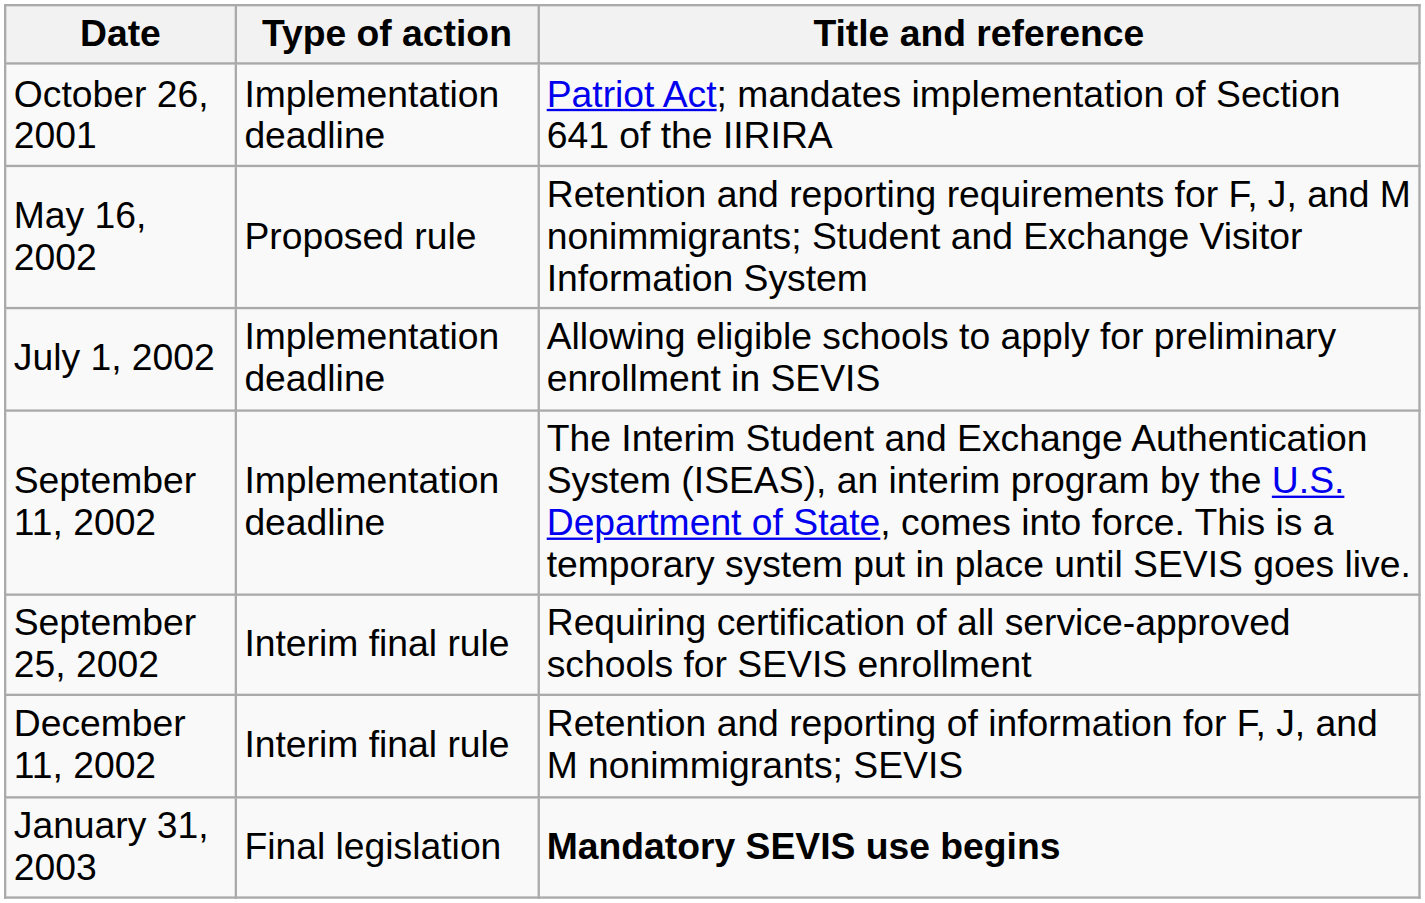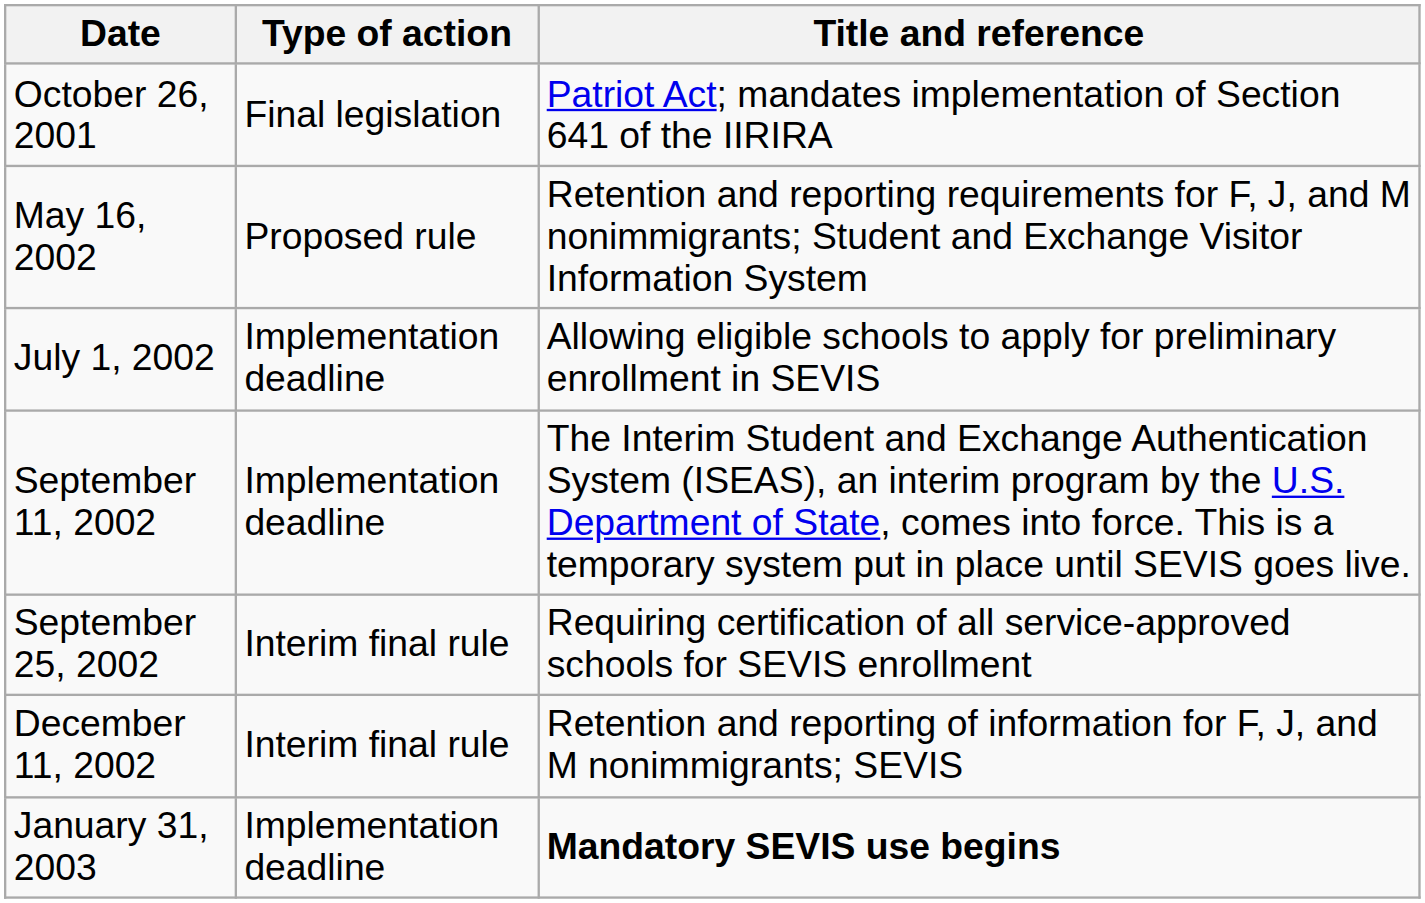(372, 114) Implementation deadline -> (373, 114) Final legislation
(373, 846) Final legislation -> (372, 846) Implementation deadline
